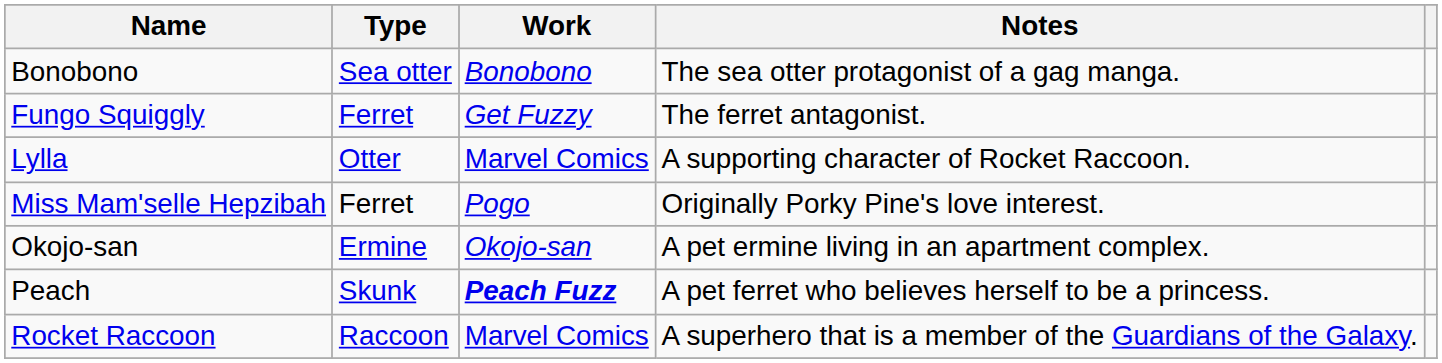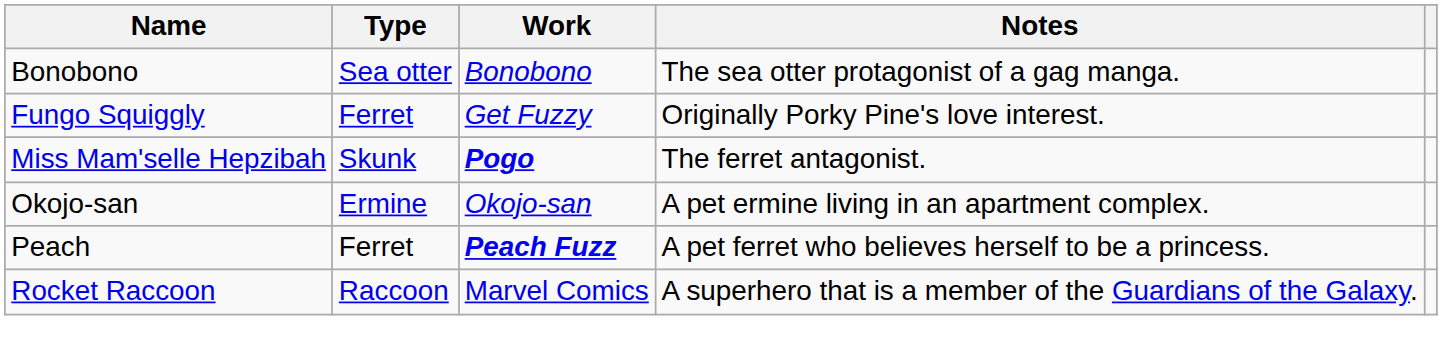(794, 114) The ferret antagonist. -> (883, 114) Originally Porky Pine's love interest.
- row: (39, 159)
(376, 203) Ferret -> (378, 159) Skunk
(497, 203) normal -> (499, 159) bold
(883, 203) Originally Porky Pine's love interest. -> (794, 159) The ferret antagonist.
(378, 291) Skunk -> (376, 247) Ferret
